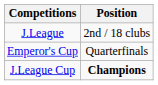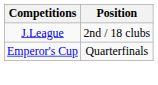- row: (43, 70)
